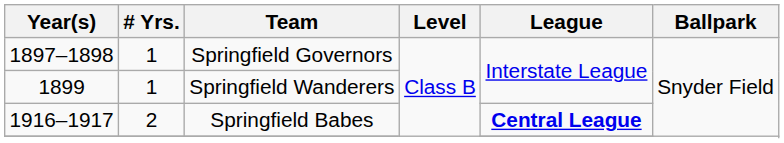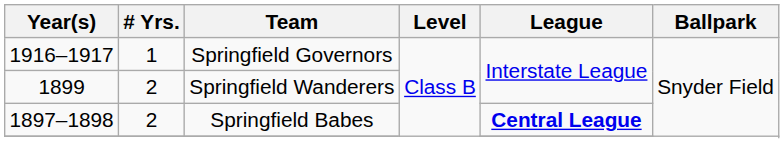(62, 54) 1897–1898 -> (62, 54) 1916–1917
(152, 87) 1 -> (152, 87) 2
(62, 120) 1916–1917 -> (62, 120) 1897–1898
